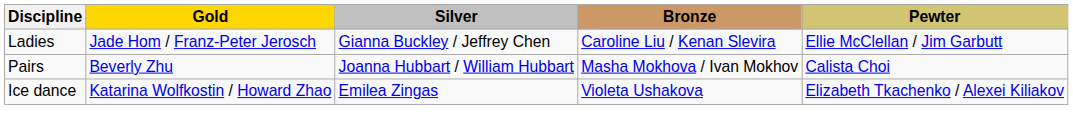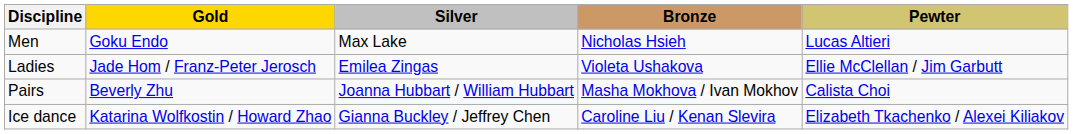+ row: (23, 41)
(444, 41) Gianna Buckley / Jeffrey Chen -> (388, 66) Emilea Zingas
(678, 41) Caroline Liu / Kenan Slevira -> (642, 66) Violeta Ushakova
(388, 91) Emilea Zingas -> (444, 116) Gianna Buckley / Jeffrey Chen
(642, 91) Violeta Ushakova -> (678, 116) Caroline Liu / Kenan Slevira
